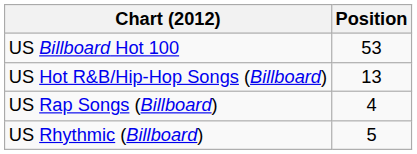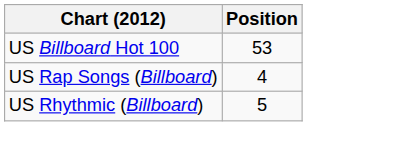- row: (168, 76)
